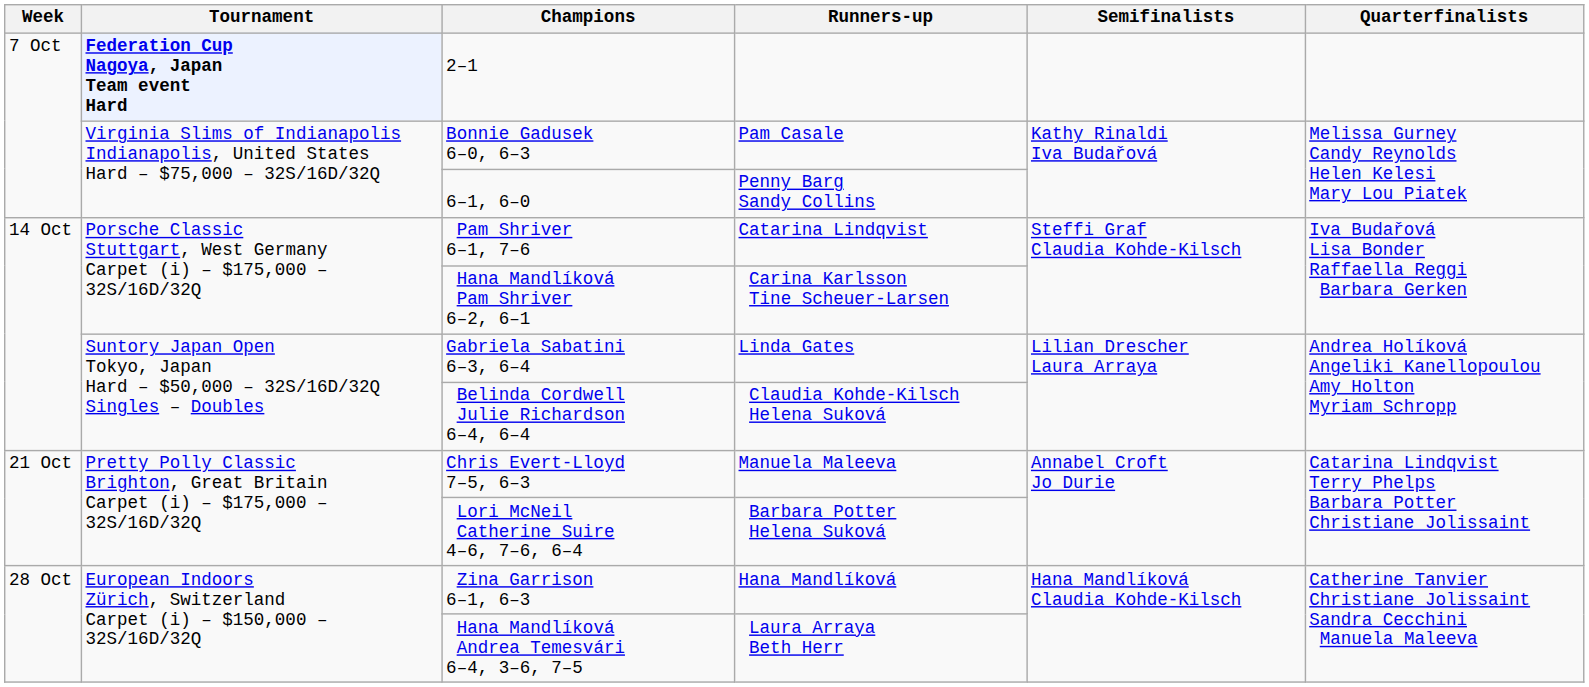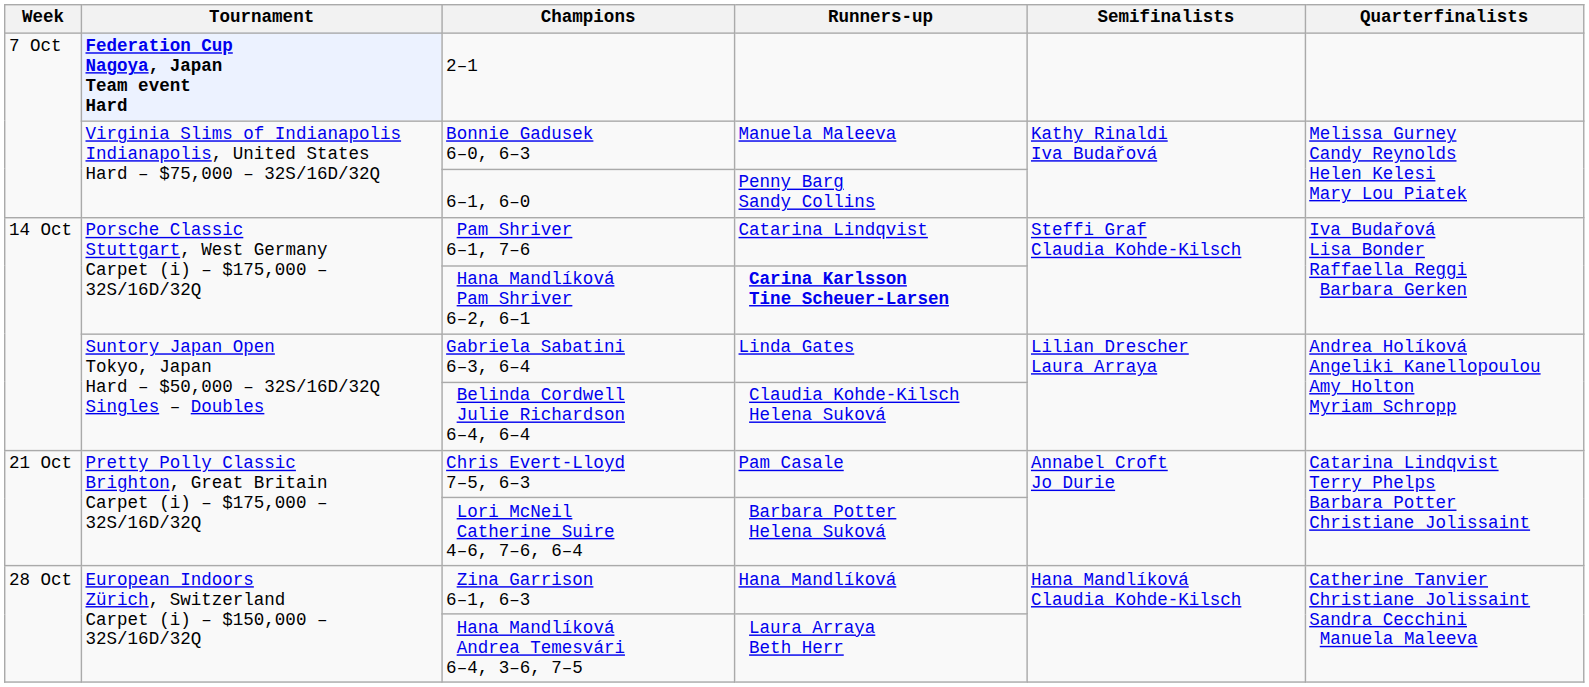(791, 135) Pam Casale -> (817, 135) Manuela Maleeva
(844, 290) normal -> (844, 290) bold
(817, 464) Manuela Maleeva -> (791, 464) Pam Casale
